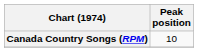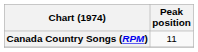(172, 39) 10 -> (172, 39) 11
